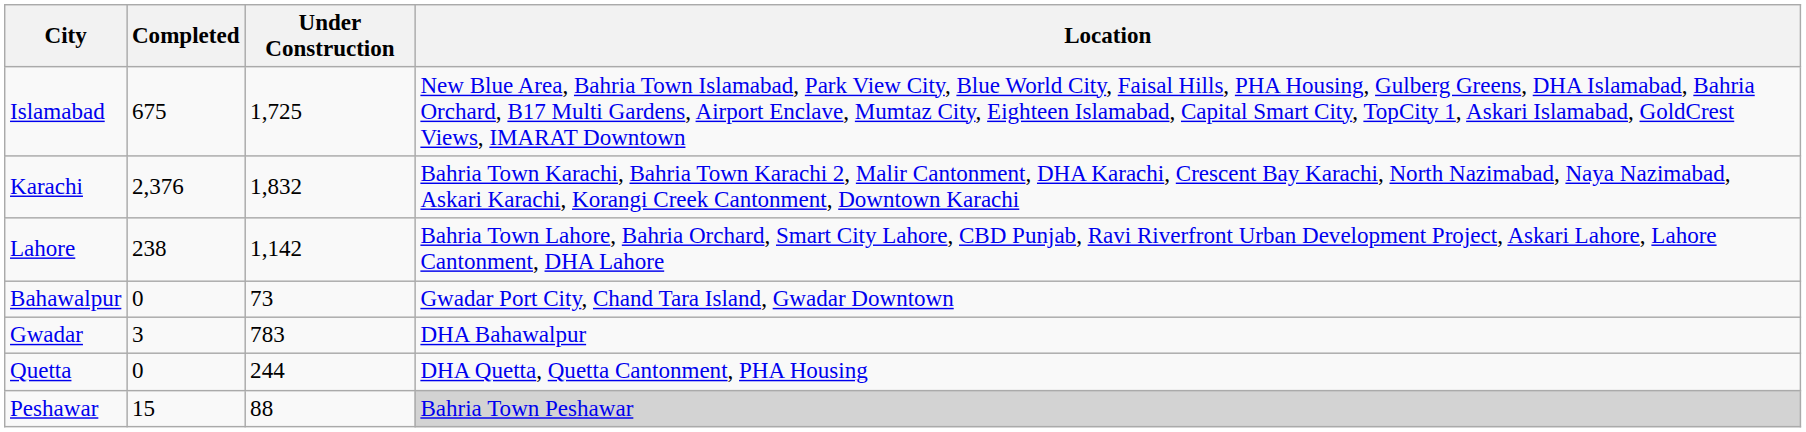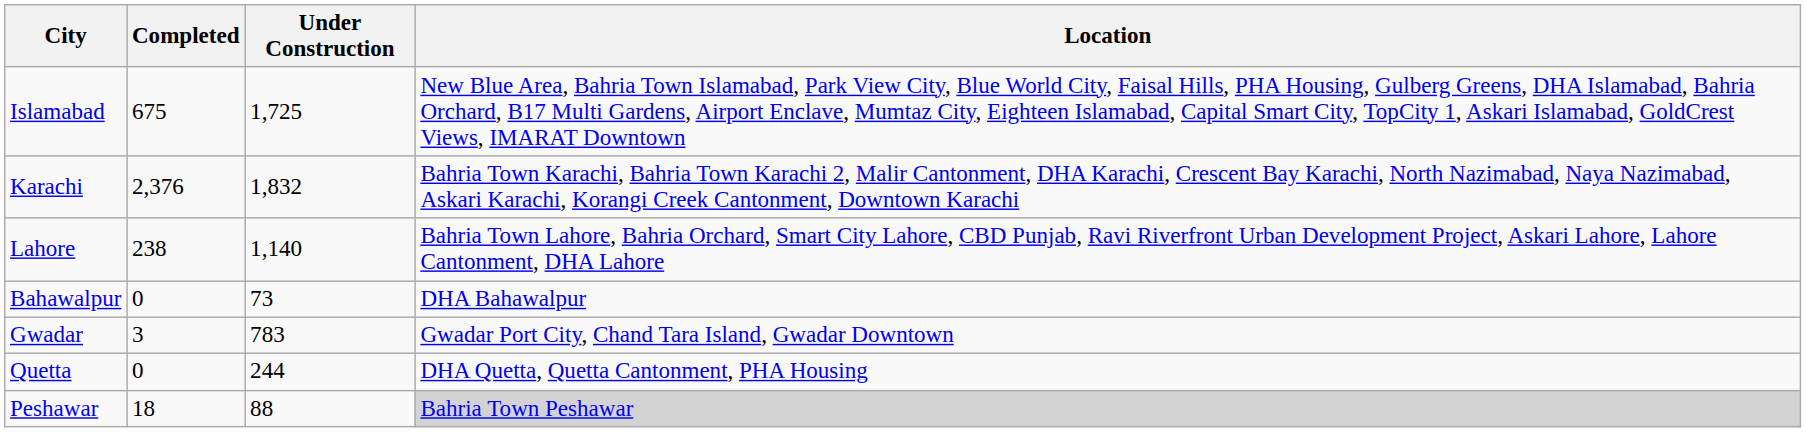(276, 249) 1,142 -> (276, 249) 1,140
(687, 298) Gwadar Port City, Chand Tara Island, Gwadar Downtown -> (503, 298) DHA Bahawalpur
(503, 335) DHA Bahawalpur -> (687, 335) Gwadar Port City, Chand Tara Island, Gwadar Downtown
(144, 408) 15 -> (144, 408) 18
